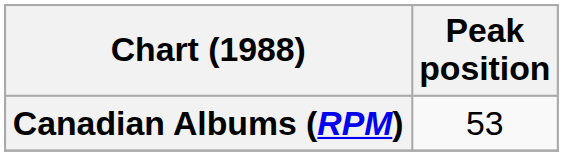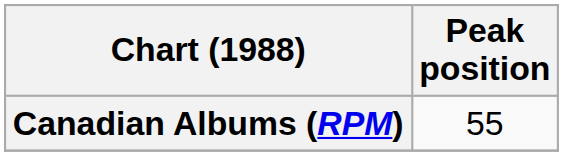(485, 122) 53 -> (485, 122) 55
